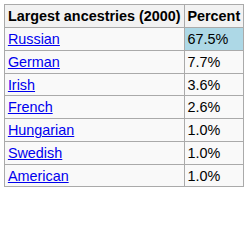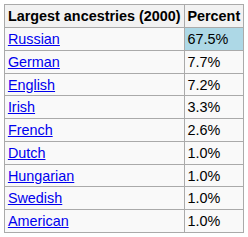+ row: (31, 85)
(204, 85) 3.6% -> (204, 107) 3.3%
+ row: (27, 153)
